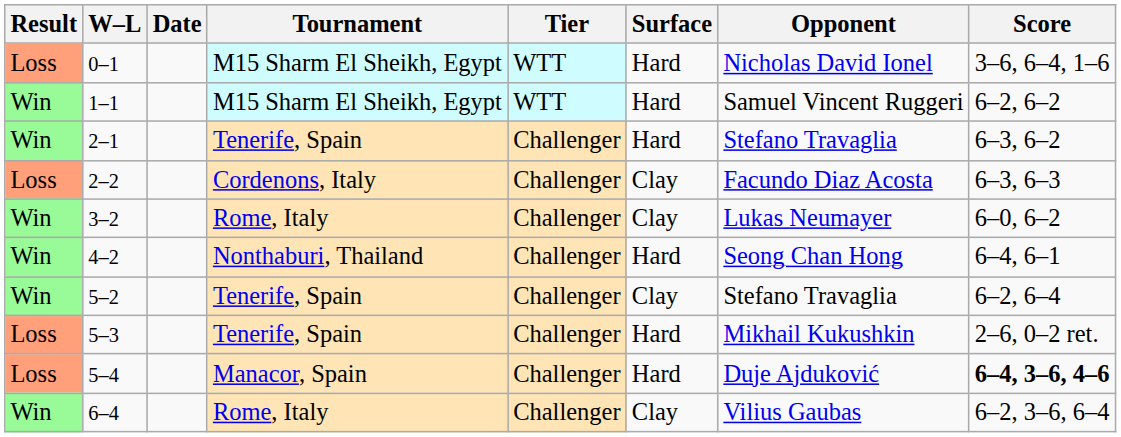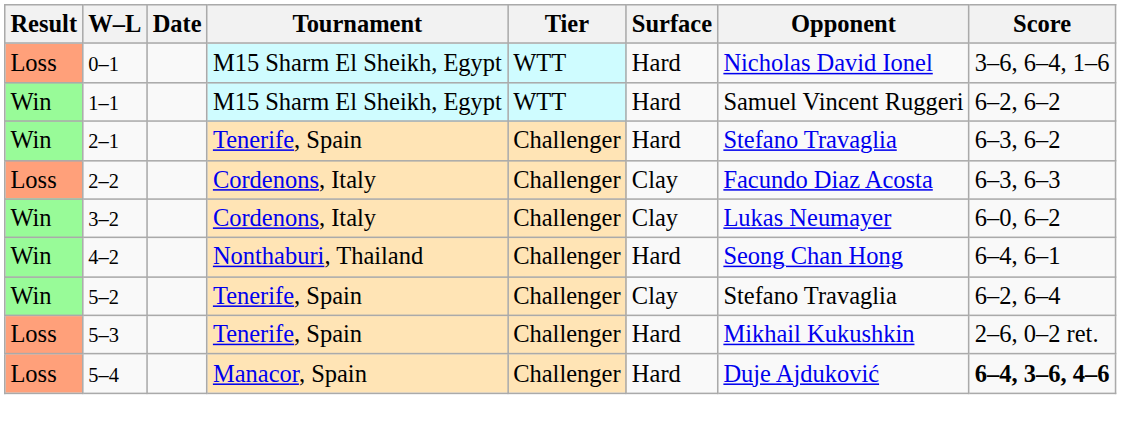(271, 218) Rome, Italy -> (294, 218) Cordenons, Italy
- row: (104, 413)
